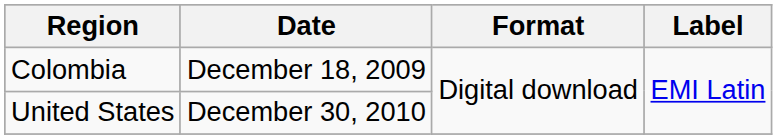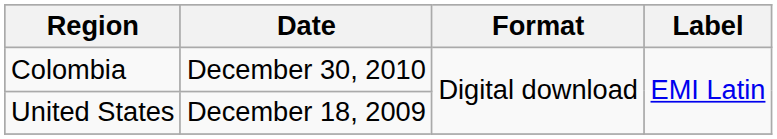(306, 69) December 18, 2009 -> (306, 69) December 30, 2010
(306, 112) December 30, 2010 -> (306, 112) December 18, 2009
